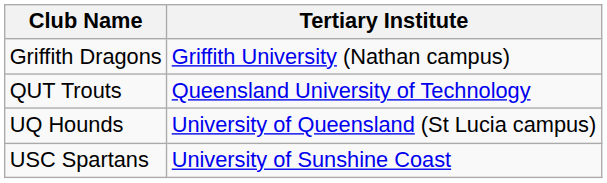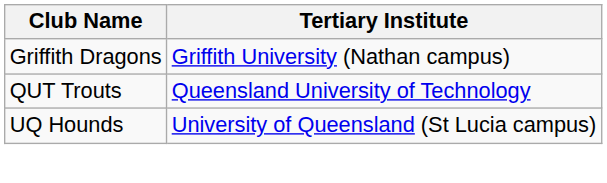- row: (79, 159)
